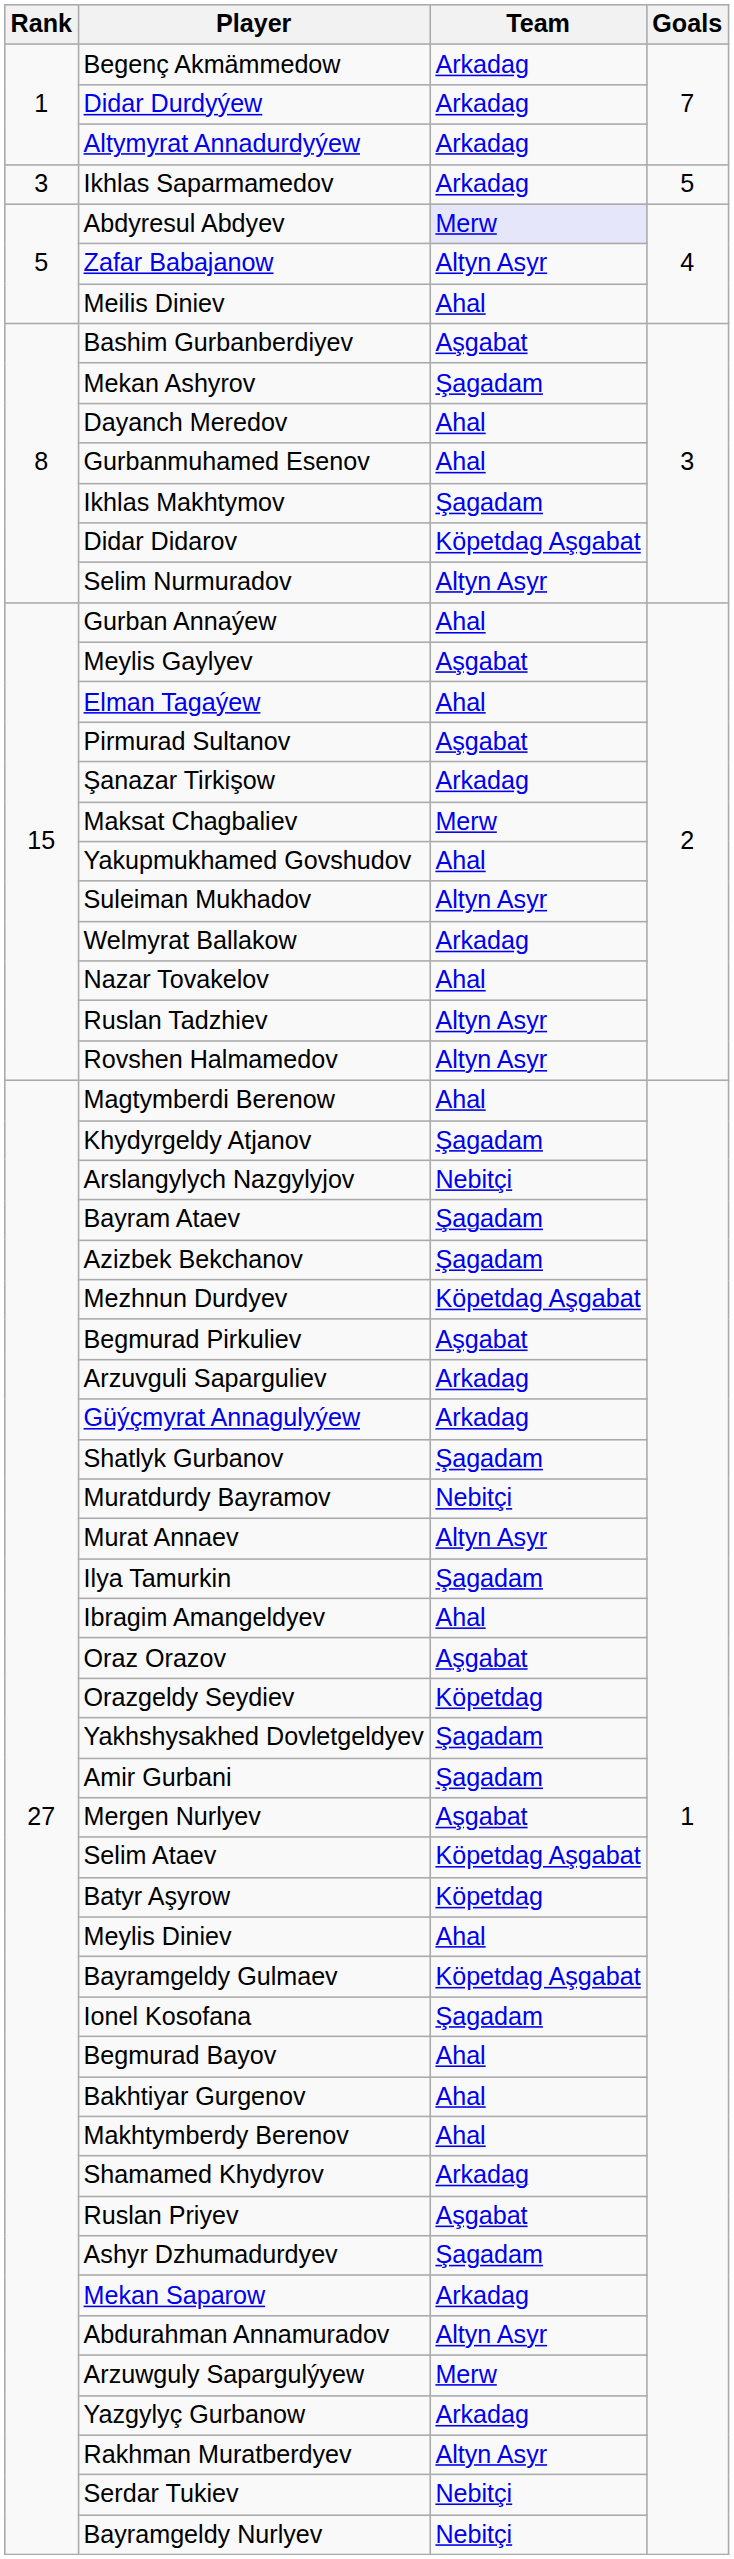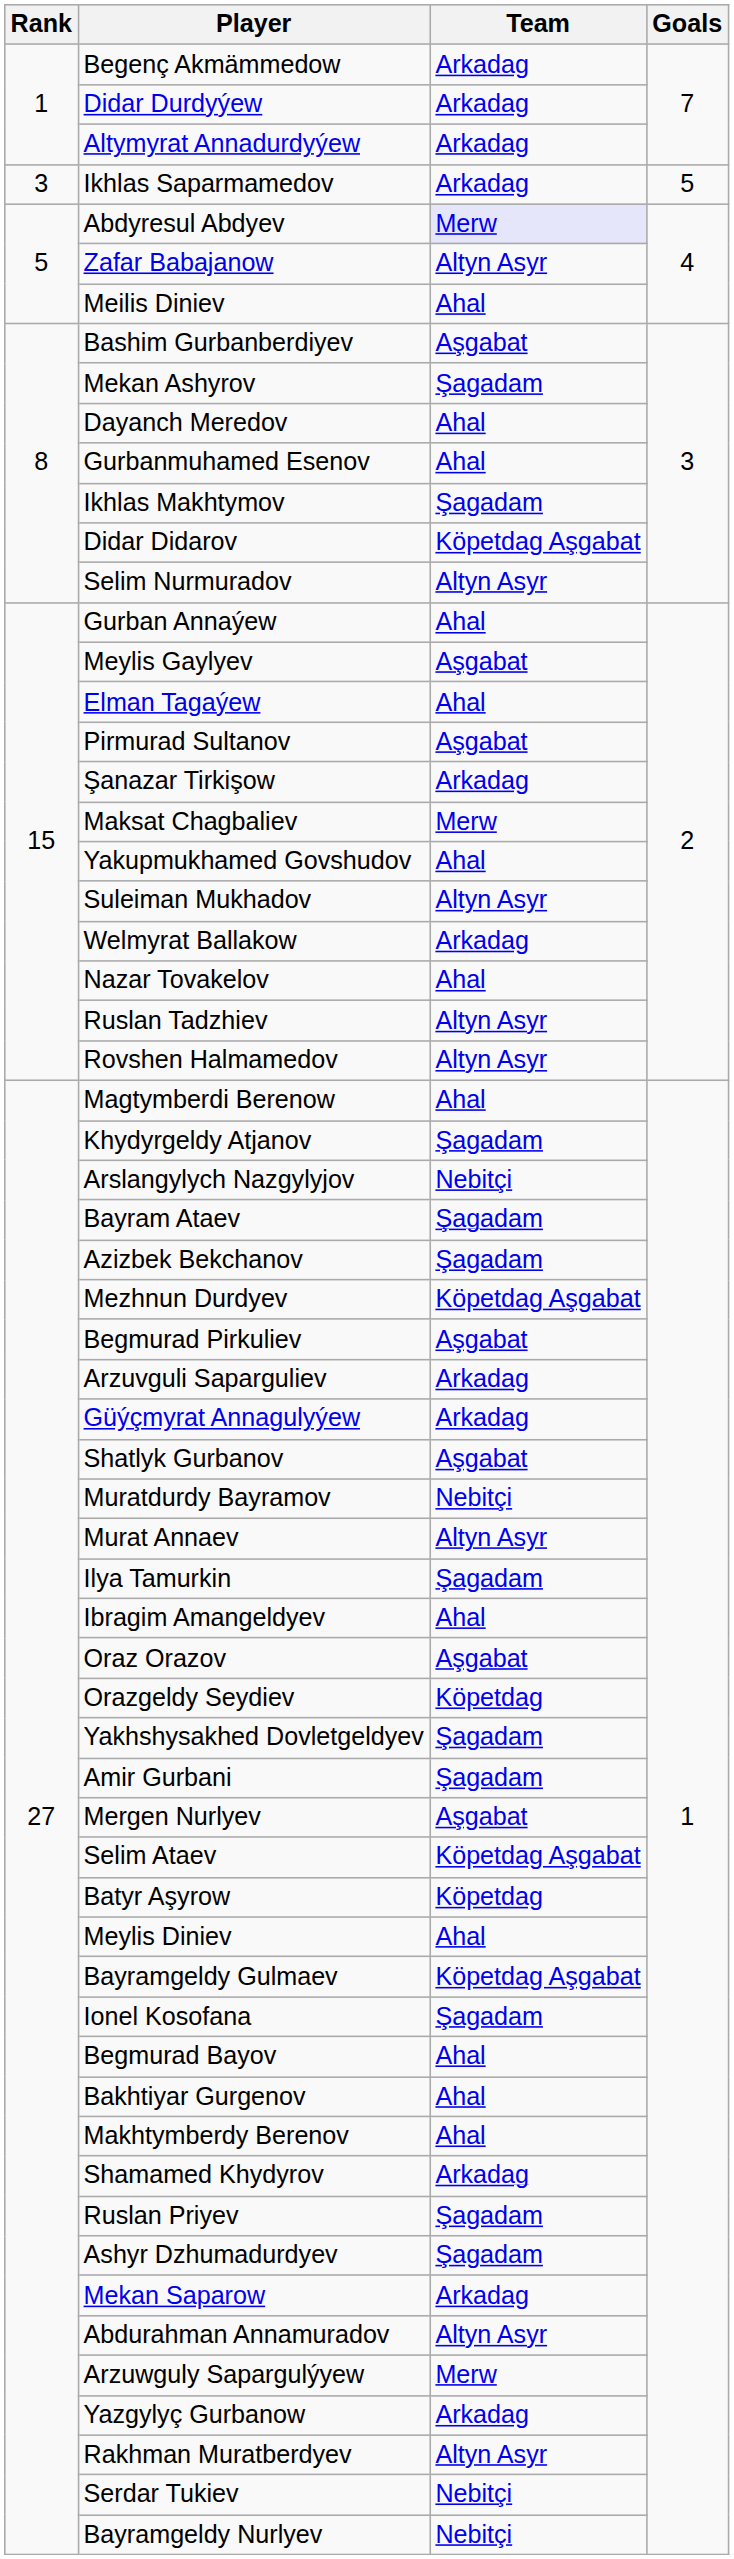(489, 1458) Şagadam -> (482, 1458) Aşgabat
(482, 2215) Aşgabat -> (489, 2215) Şagadam
